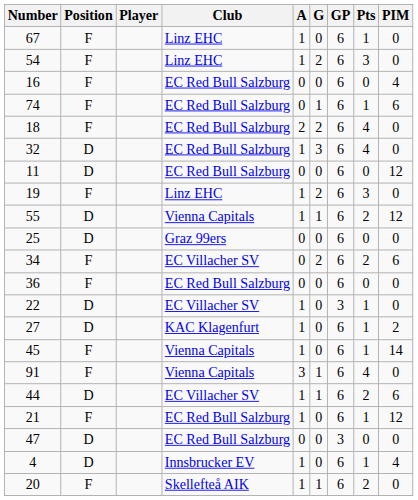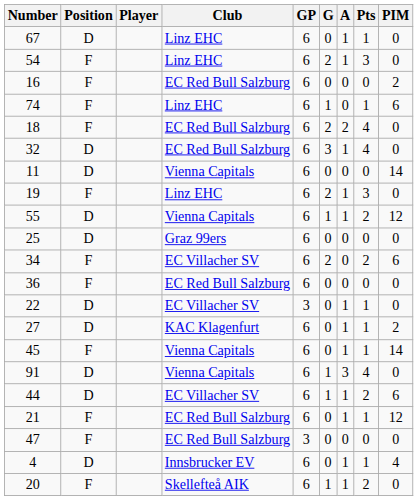columns swapped: (340, 15) <-> (302, 15)
(88, 37) F -> (88, 37) D
(396, 82) 4 -> (396, 82) 2
(227, 104) EC Red Bull Salzburg -> (194, 104) Linz EHC
(227, 171) EC Red Bull Salzburg -> (210, 171) Vienna Capitals
(396, 171) 12 -> (396, 171) 14
(88, 372) F -> (88, 372) D
(88, 439) D -> (88, 439) F
